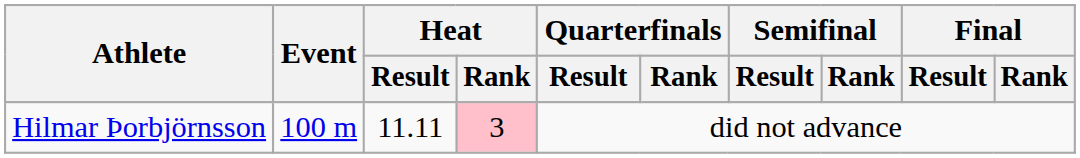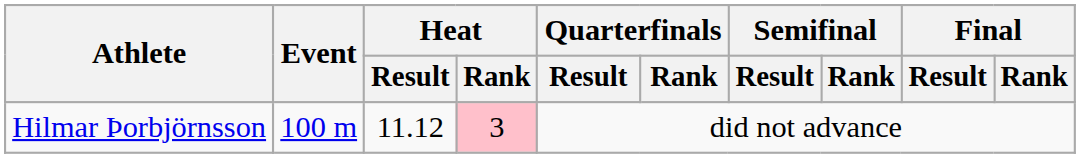(410, 127) 11.11 -> (410, 127) 11.12
